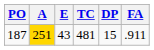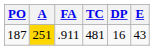columns swapped: (64, 14) <-> (135, 14)
(110, 34) 15 -> (119, 34) 16
